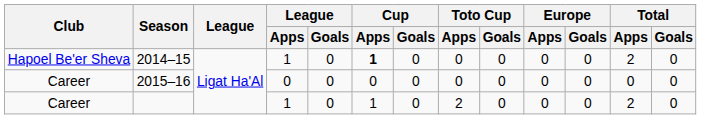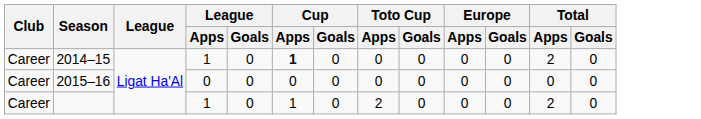(69, 59) Hapoel Be'er Sheva -> (29, 59) Career
